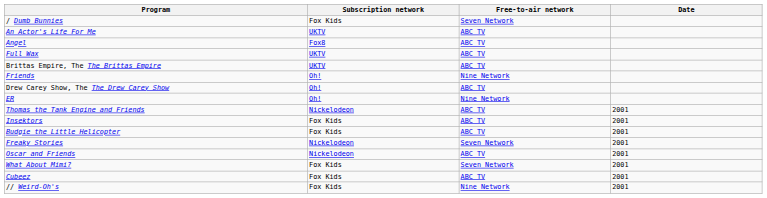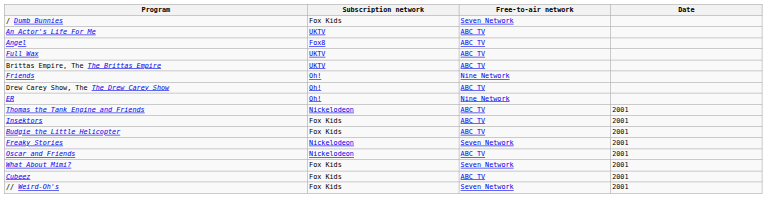(485, 188) Nine Network -> (487, 188) Seven Network
